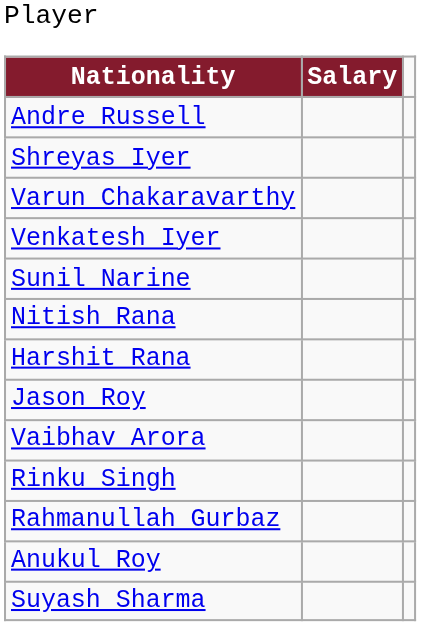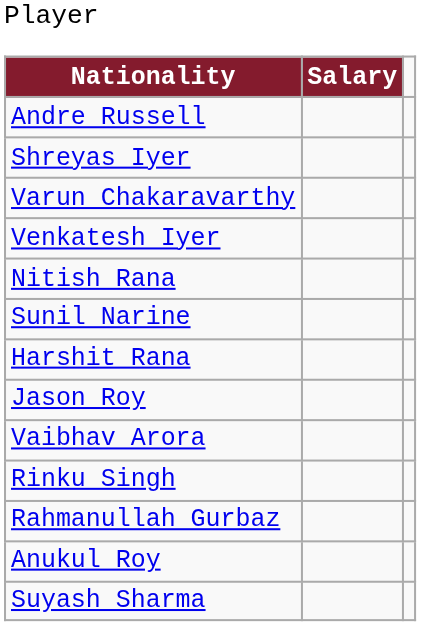rows swapped: (93, 319) <-> (101, 279)
